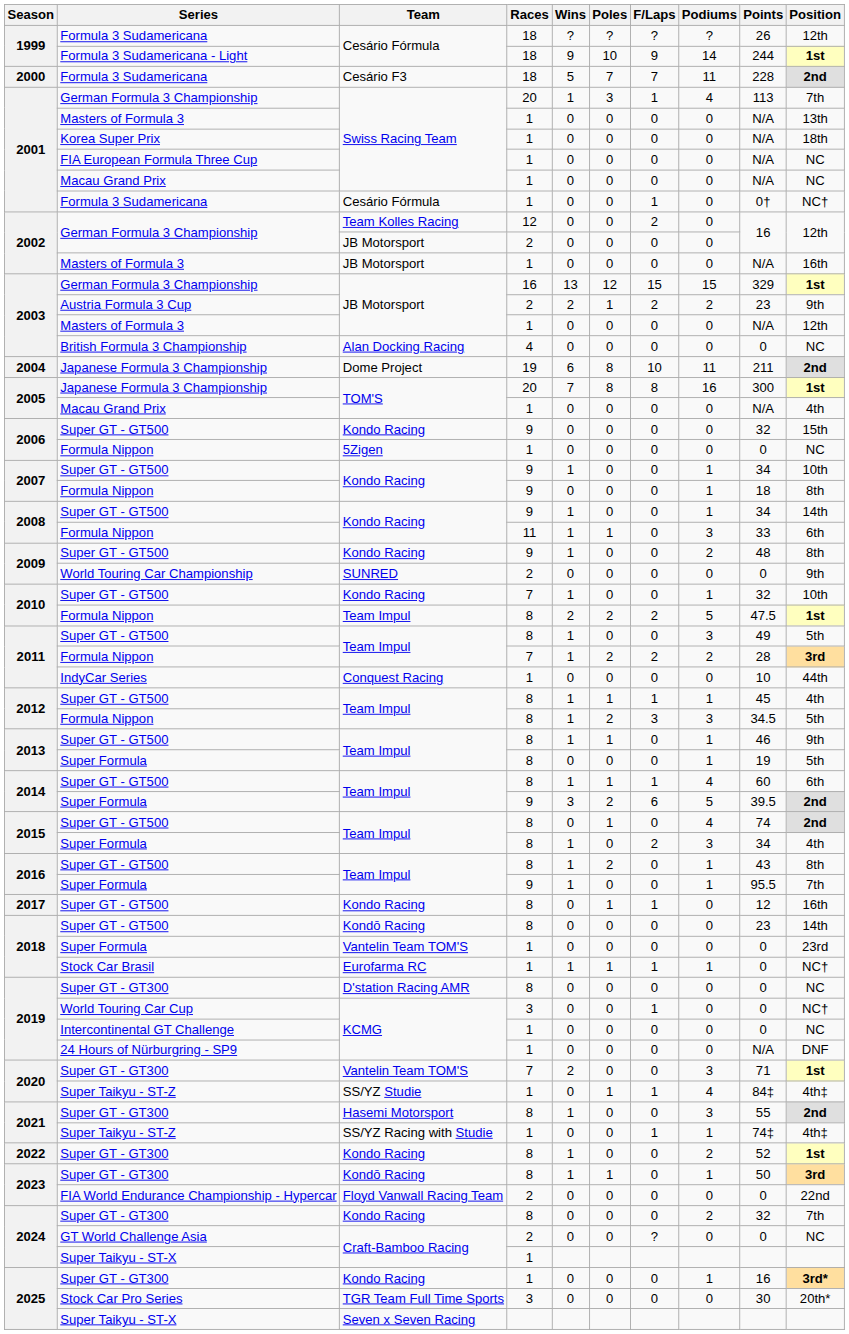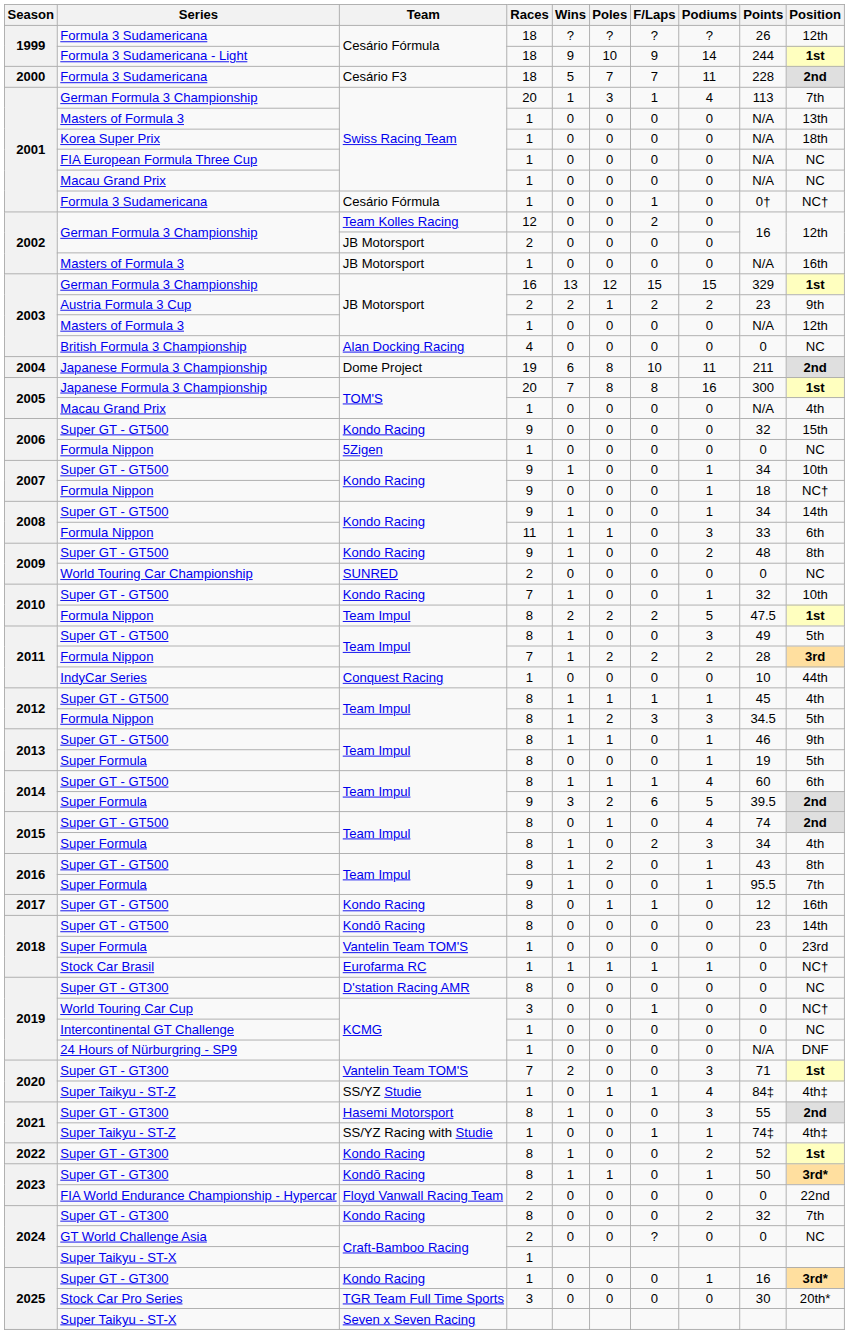(815, 491) 8th -> (815, 491) NC†
(815, 574) 9th -> (815, 574) NC
(815, 1175) 3rd -> (815, 1175) 3rd*
